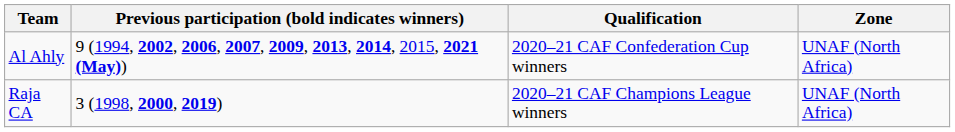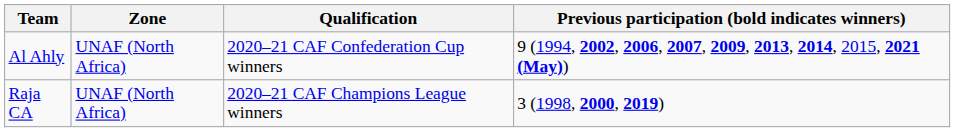columns swapped: (874, 18) <-> (290, 18)
